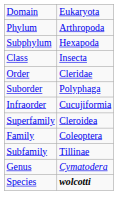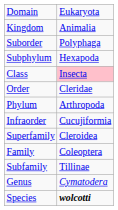+ row: (25, 27)
rows swapped: (22, 27) <-> (24, 89)
(73, 58) no background -> (73, 74) pink background
